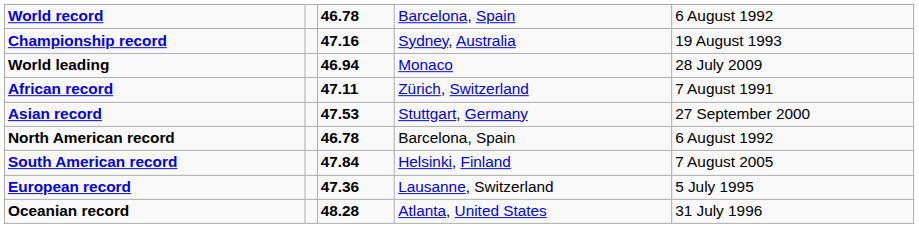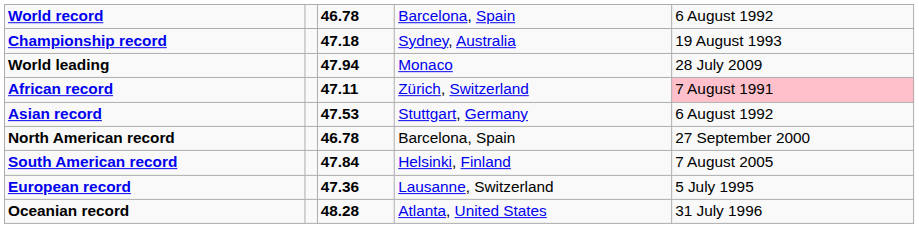(340, 41) 47.16 -> (340, 41) 47.18
(340, 65) 46.94 -> (340, 65) 47.94
(724, 89) no background -> (724, 89) pink background
(743, 114) 27 September 2000 -> (724, 114) 6 August 1992
(724, 138) 6 August 1992 -> (743, 138) 27 September 2000
